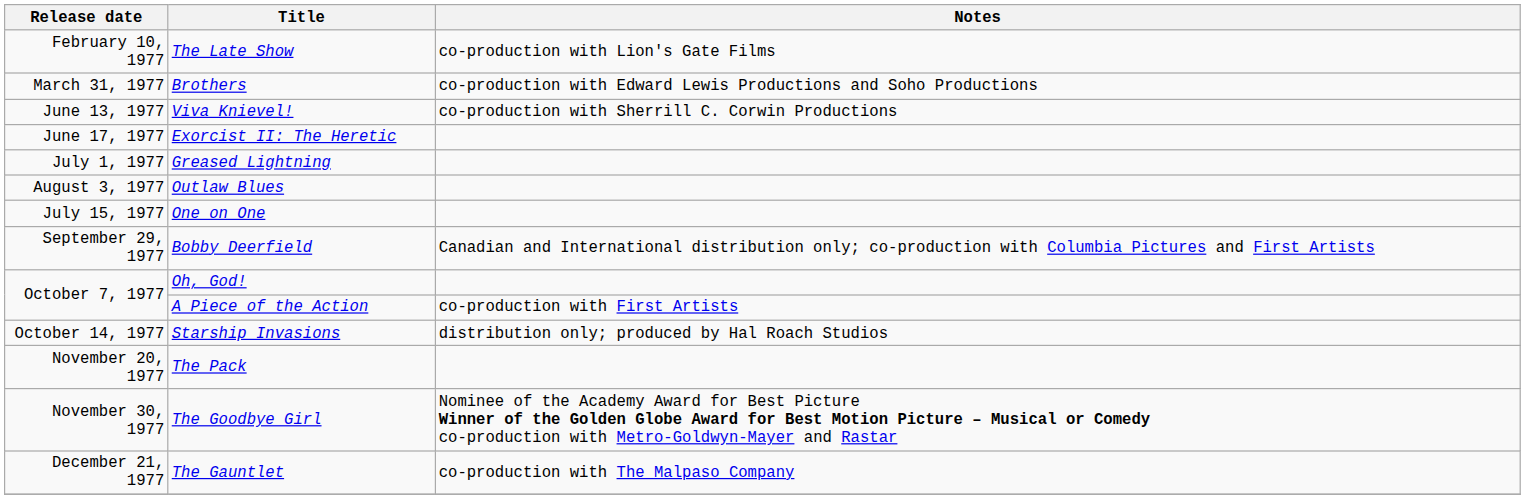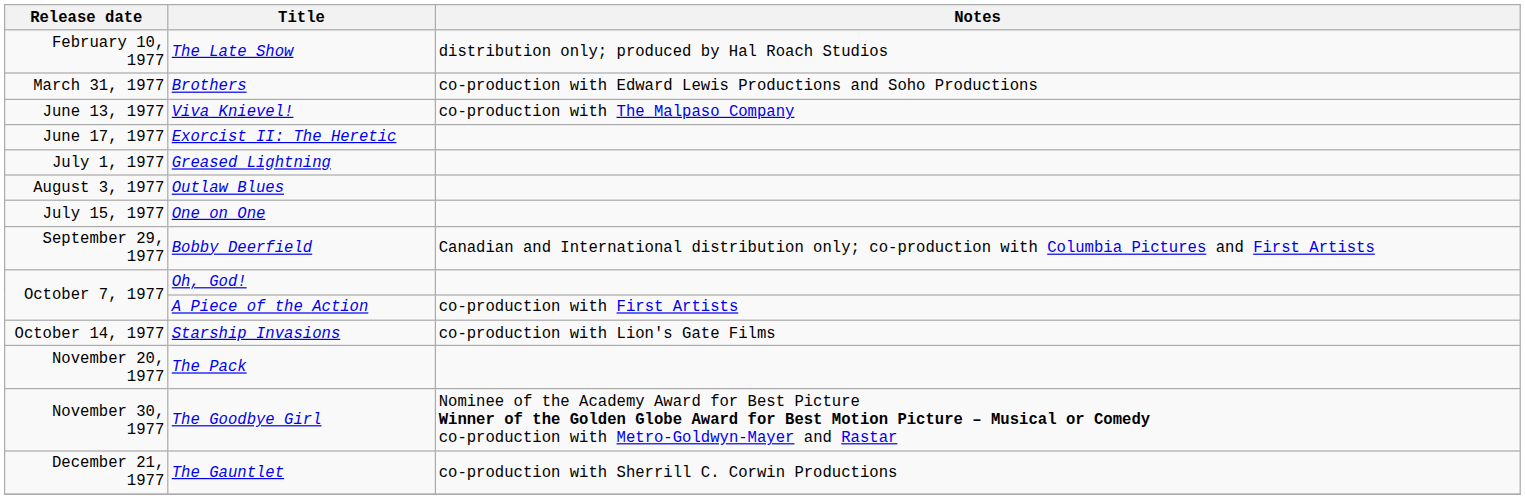(607, 52) co-production with Lion's Gate Films -> (663, 52) distribution only; produced by Hal Roach Studios
(668, 112) co-production with Sherrill C. Corwin Productions -> (617, 112) co-production with The Malpaso Company
(663, 333) distribution only; produced by Hal Roach Studios -> (607, 333) co-production with Lion's Gate Films
(617, 472) co-production with The Malpaso Company -> (668, 472) co-production with Sherrill C. Corwin Productions
